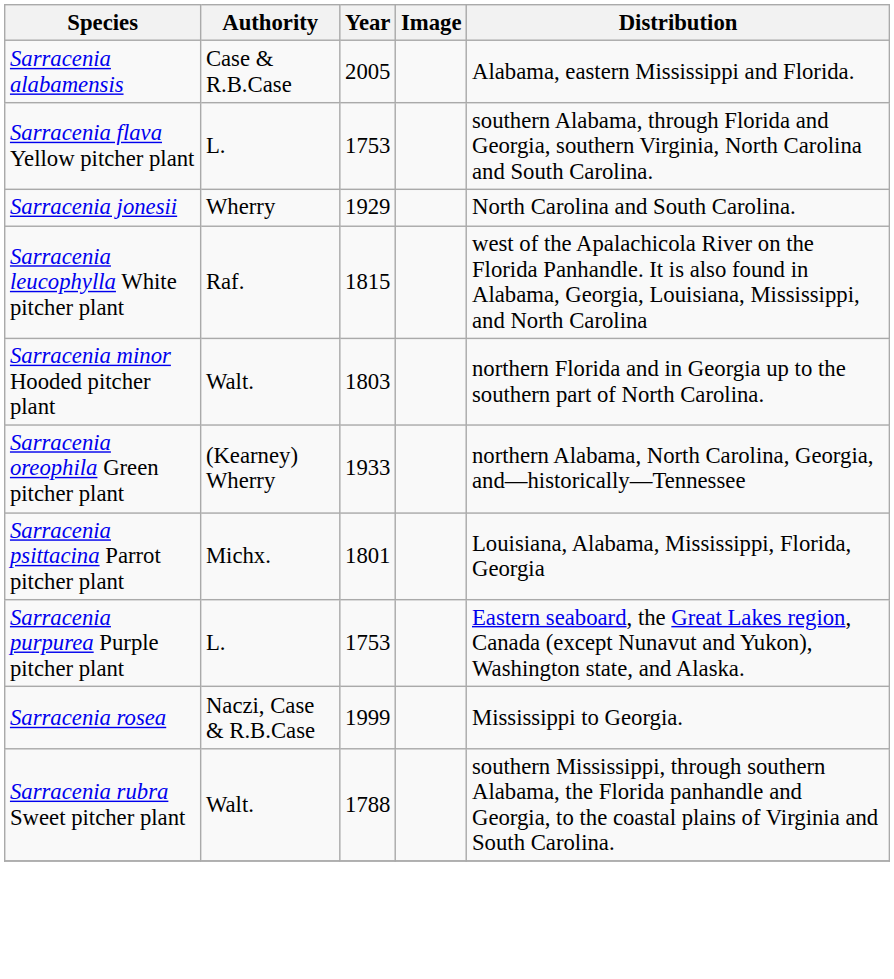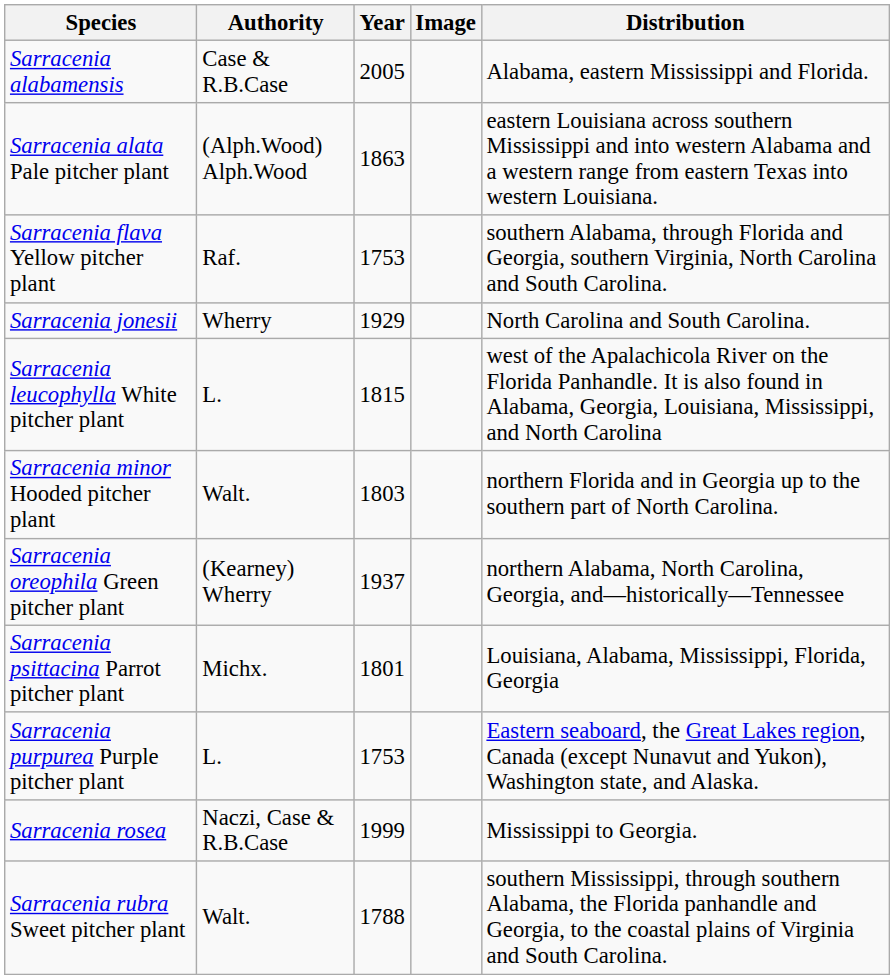+ row: (89, 158)
(216, 145) L. -> (222, 258) Raf.
(225, 281) Raf. -> (212, 394) L.
(368, 468) 1933 -> (382, 581) 1937
